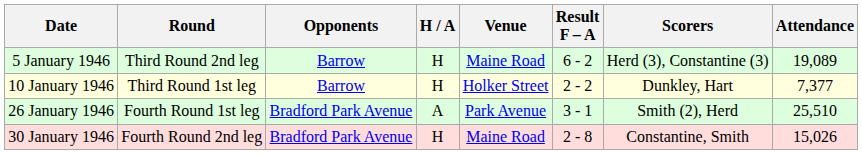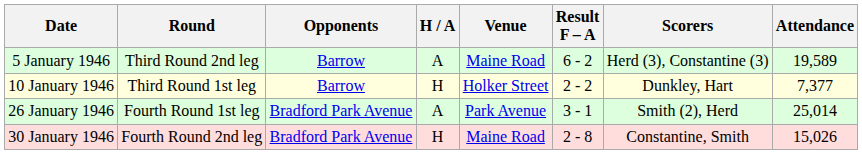(438, 60) H -> (438, 60) A
(815, 60) 19,089 -> (815, 60) 19,589
(815, 111) 25,510 -> (815, 111) 25,014
